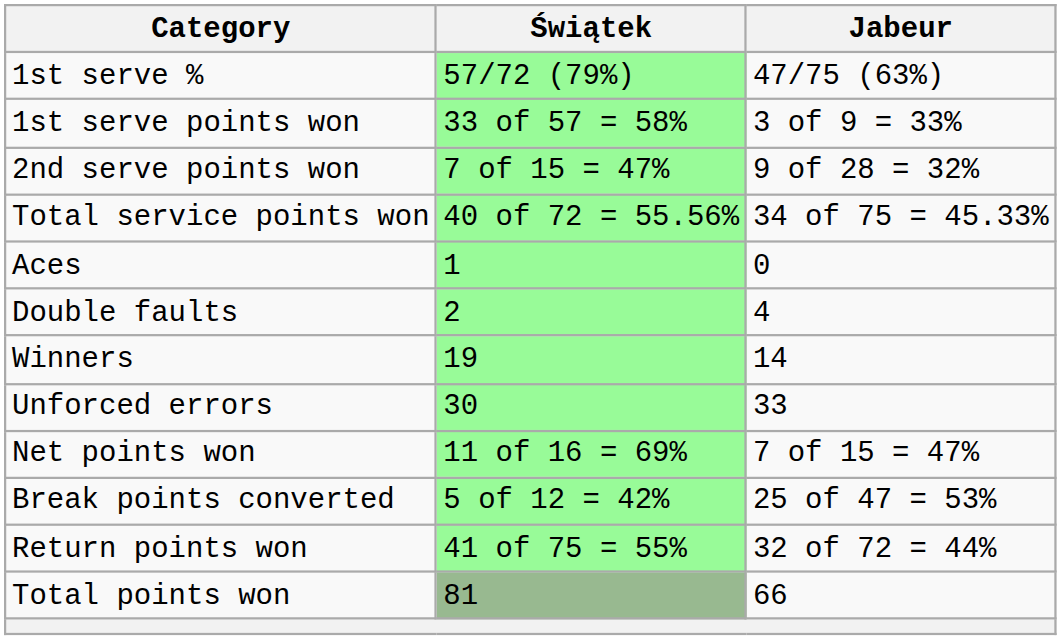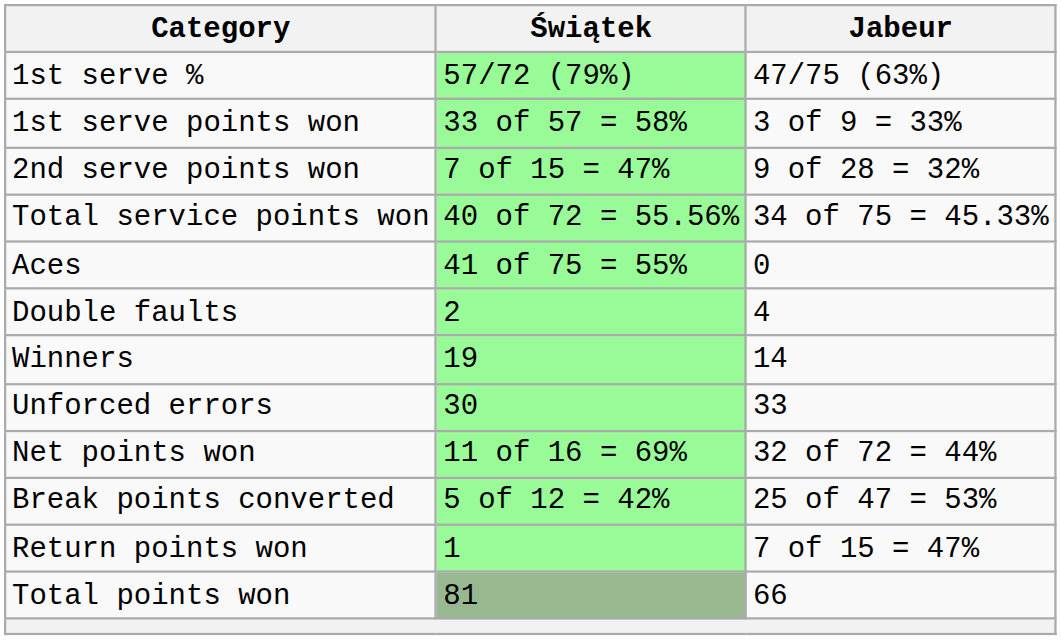(452, 265) 1 -> (565, 265) 41 of 75 = 55%
(866, 454) 7 of 15 = 47% -> (875, 454) 32 of 72 = 44%
(565, 548) 41 of 75 = 55% -> (452, 548) 1
(875, 548) 32 of 72 = 44% -> (866, 548) 7 of 15 = 47%
